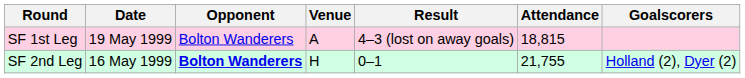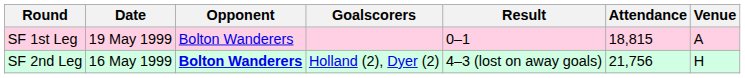columns swapped: (330, 15) <-> (671, 15)
(436, 38) 4–3 (lost on away goals) -> (458, 38) 0–1
(370, 61) 0–1 -> (524, 61) 4–3 (lost on away goals)
(543, 61) 21,755 -> (631, 61) 21,756
